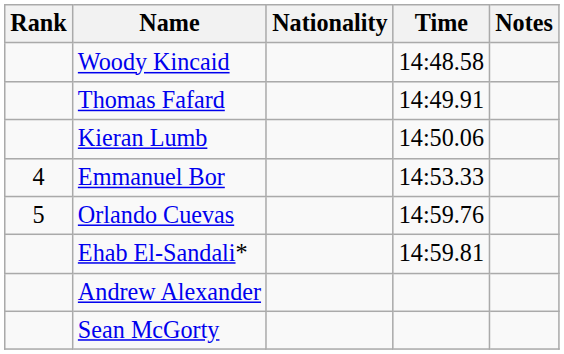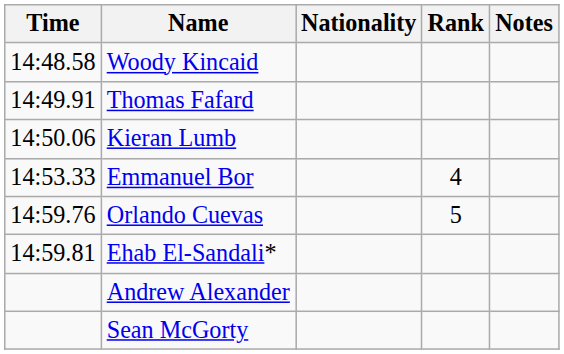columns swapped: (39, 23) <-> (441, 23)
